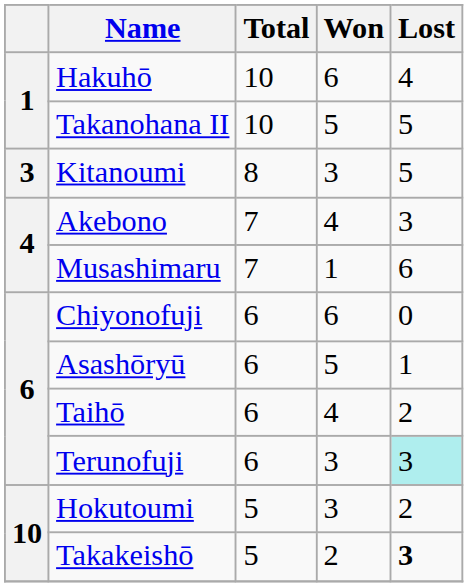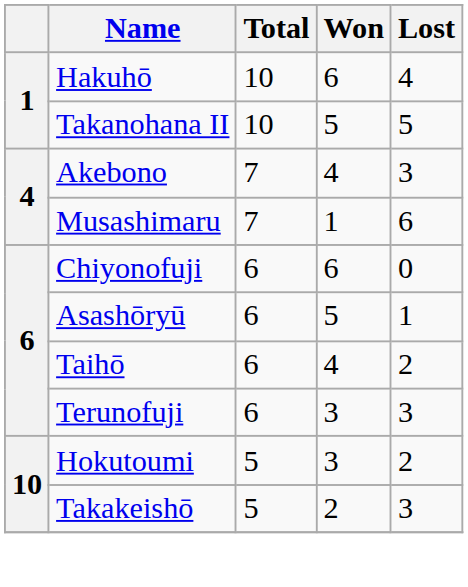- row: (121, 172)
(405, 460) paleturquoise background -> (405, 412) no background
(405, 556) bold -> (405, 508) normal
